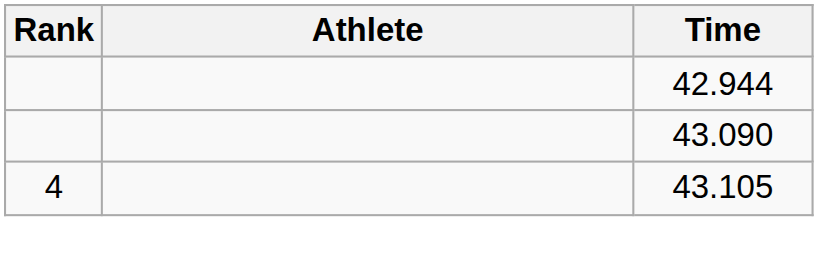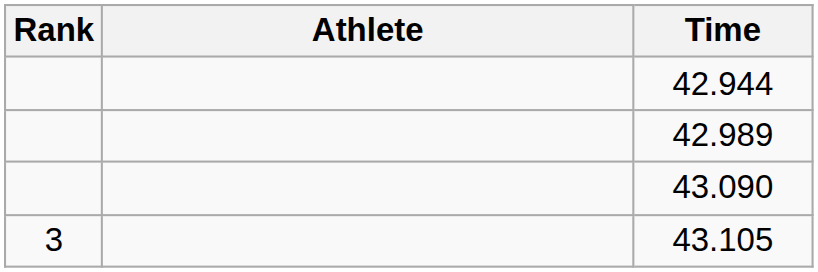+ row: (723, 135)
(54, 187) 4 -> (54, 239) 3
